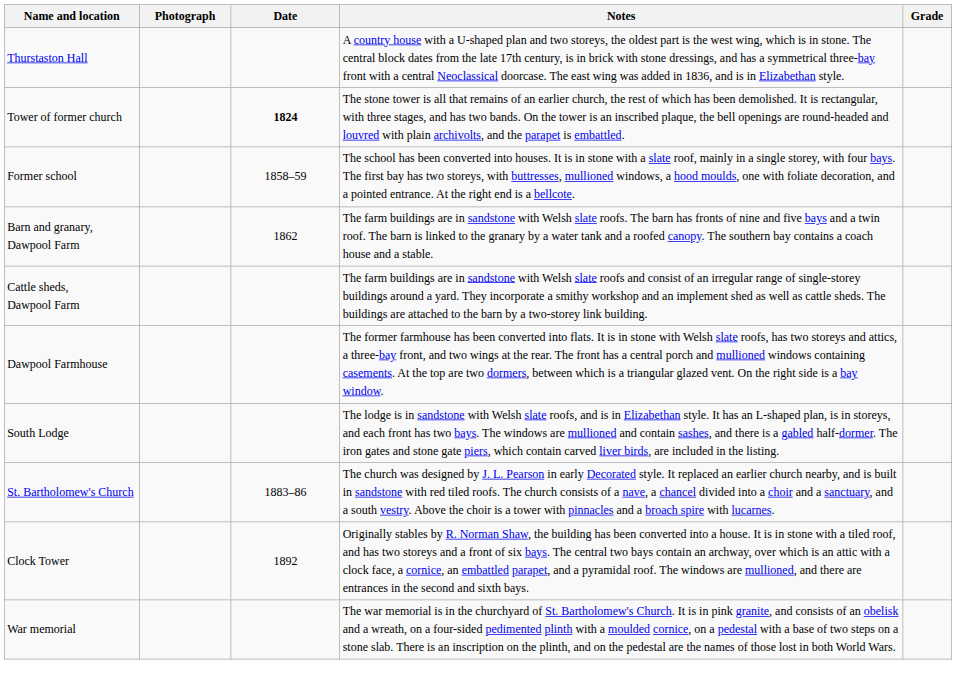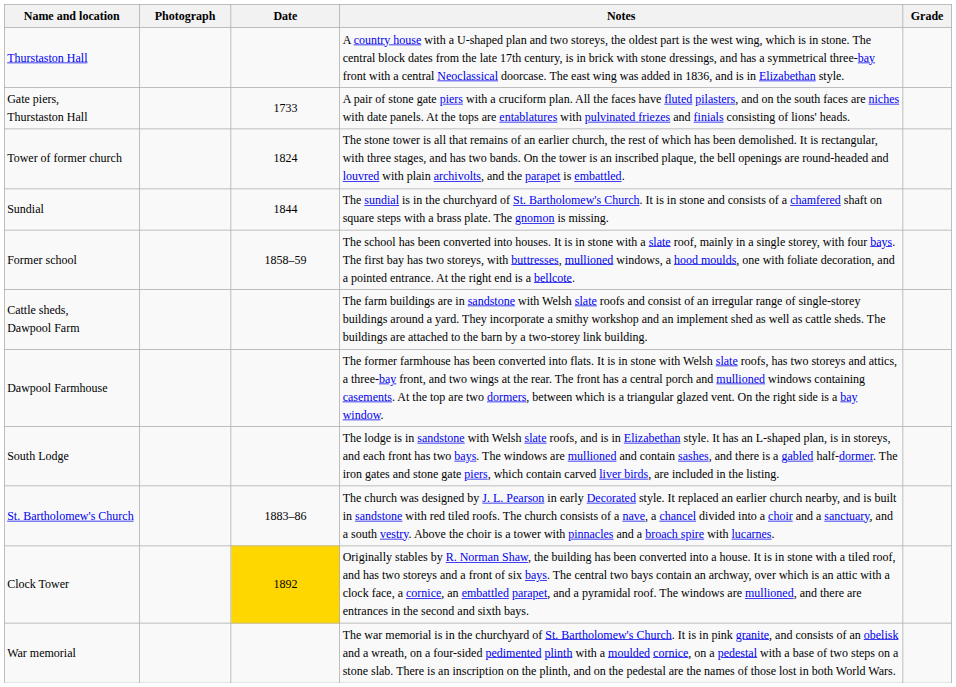+ row: (47, 108)
(285, 117) bold -> (285, 158) normal
+ row: (25, 209)
- row: (50, 236)
(285, 561) no background -> (285, 584) gold background
